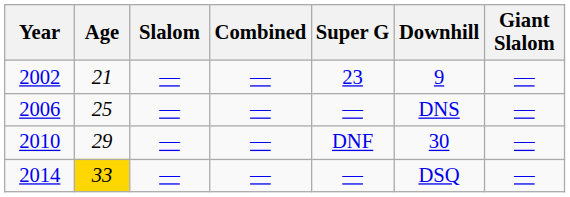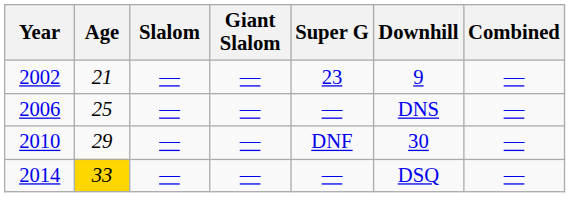columns swapped: (524, 32) <-> (260, 32)
